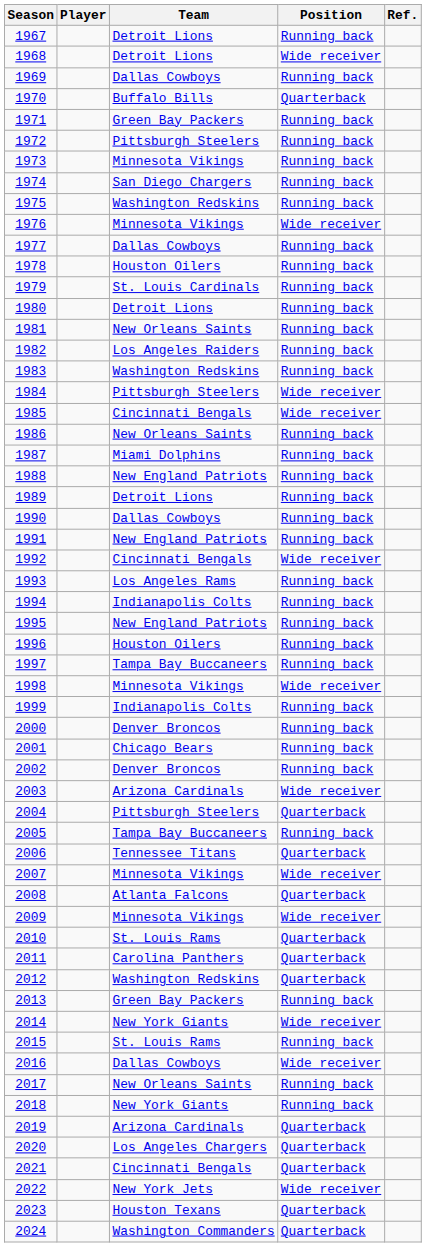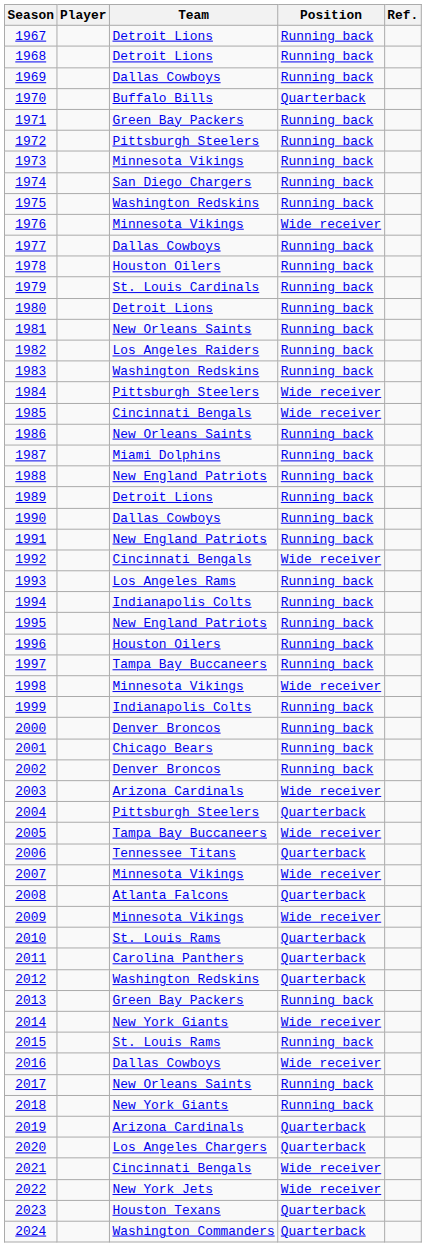(331, 57) Wide receiver -> (327, 57) Running back
(327, 833) Running back -> (331, 833) Wide receiver
(323, 1169) Quarterback -> (331, 1169) Wide receiver
